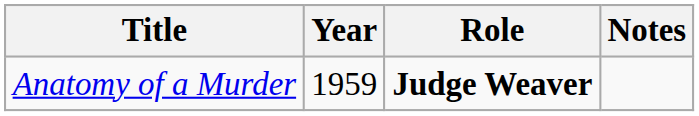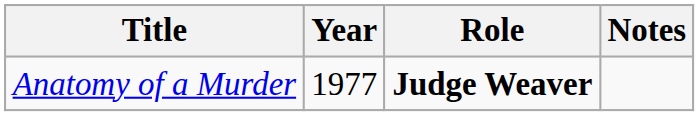(344, 82) 1959 -> (344, 82) 1977
